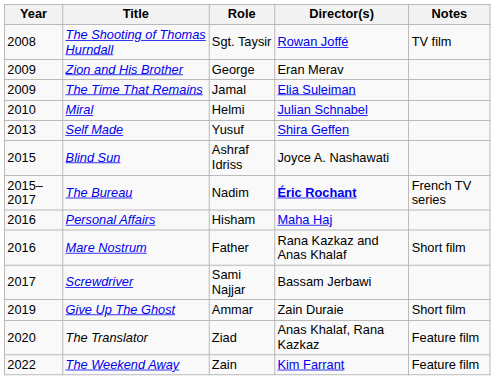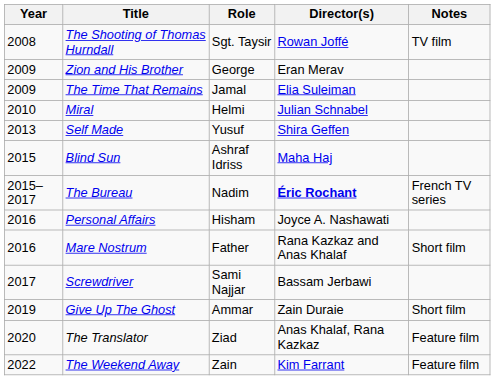(333, 158) Joyce A. Nashawati -> (305, 158) Maha Haj
(305, 220) Maha Haj -> (333, 220) Joyce A. Nashawati
